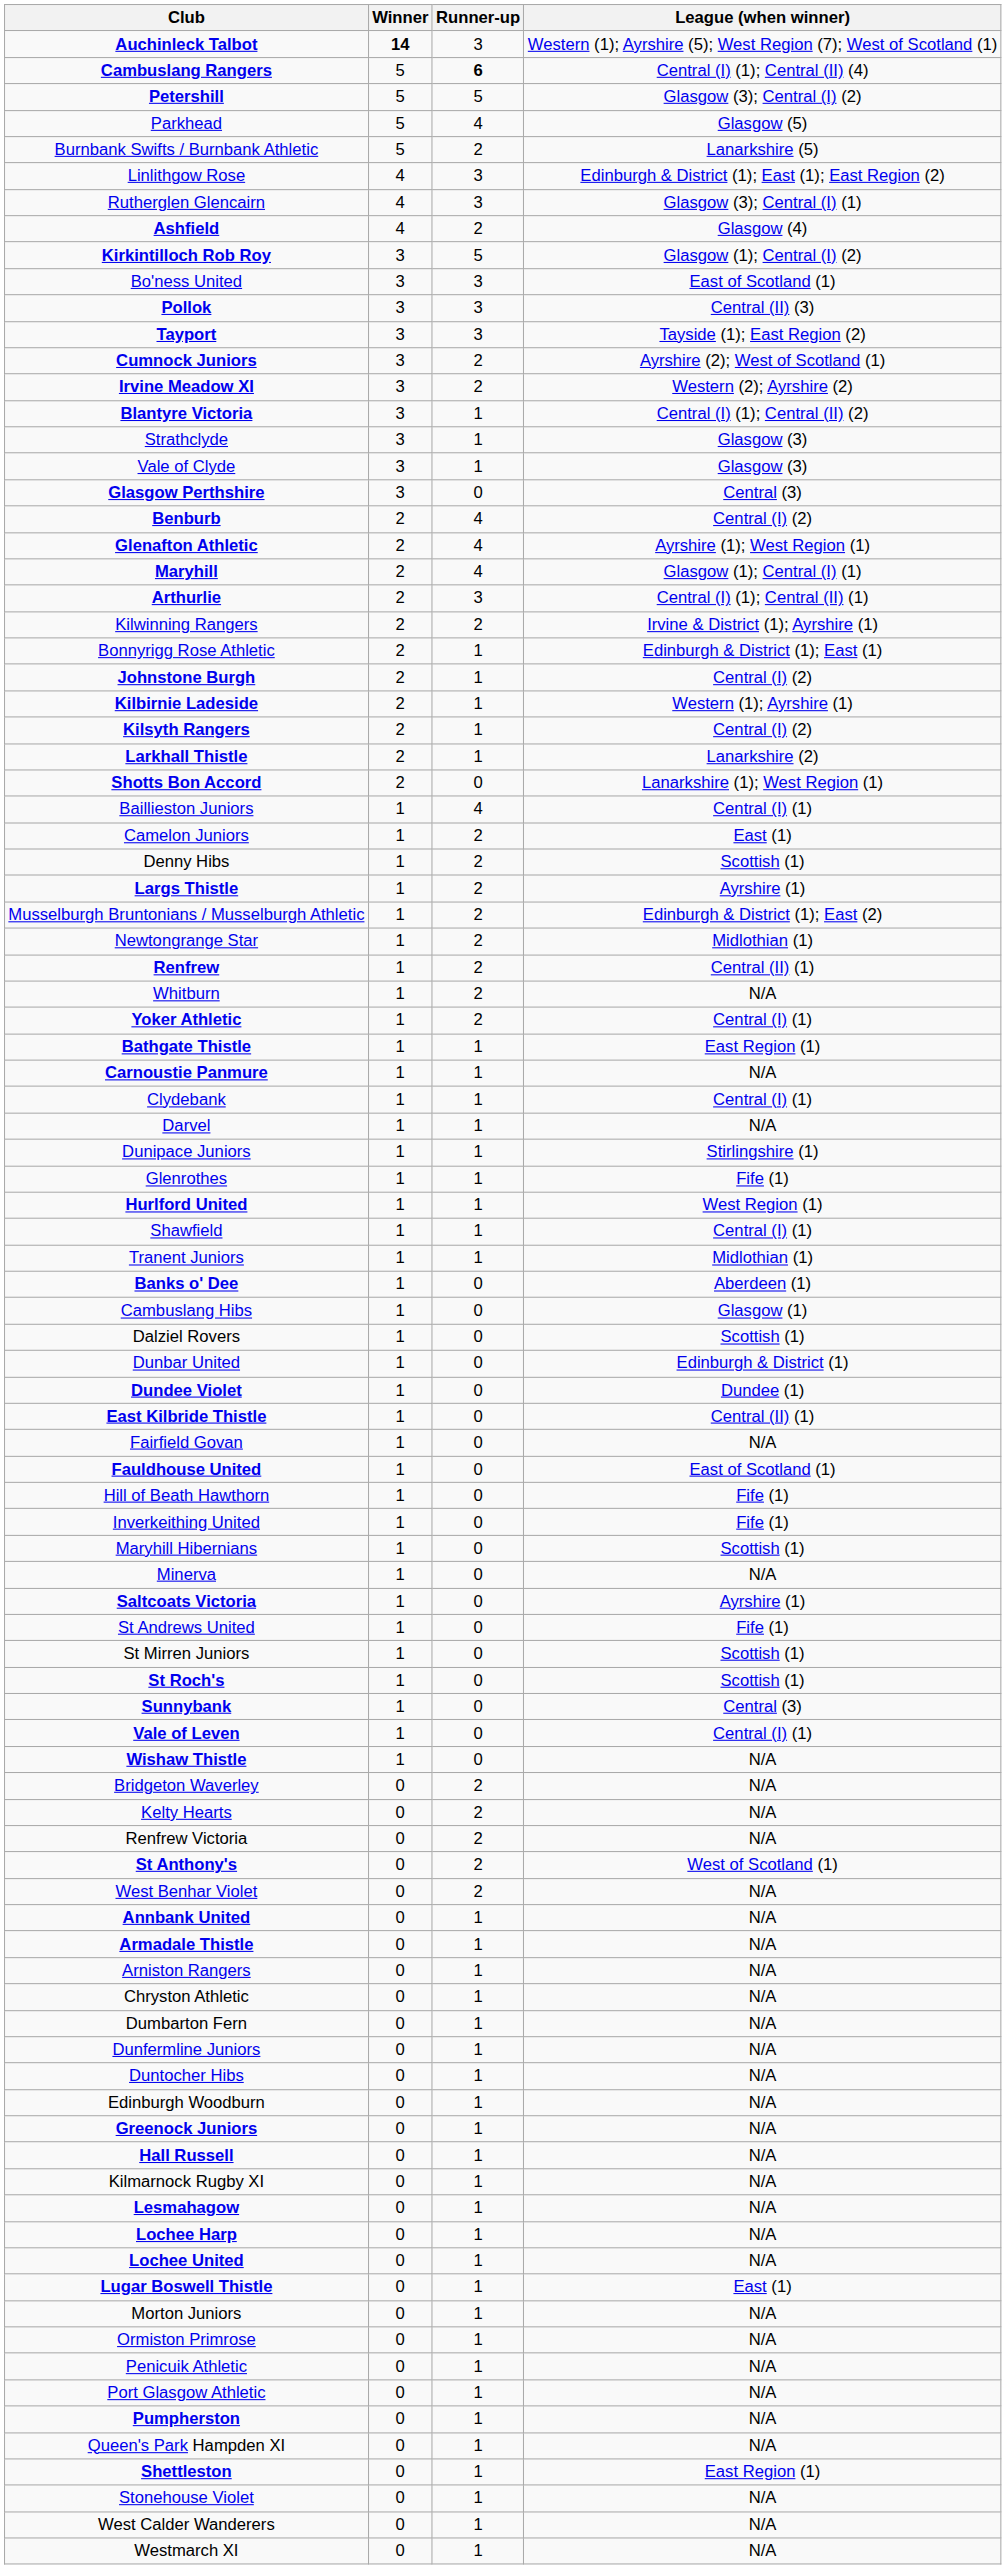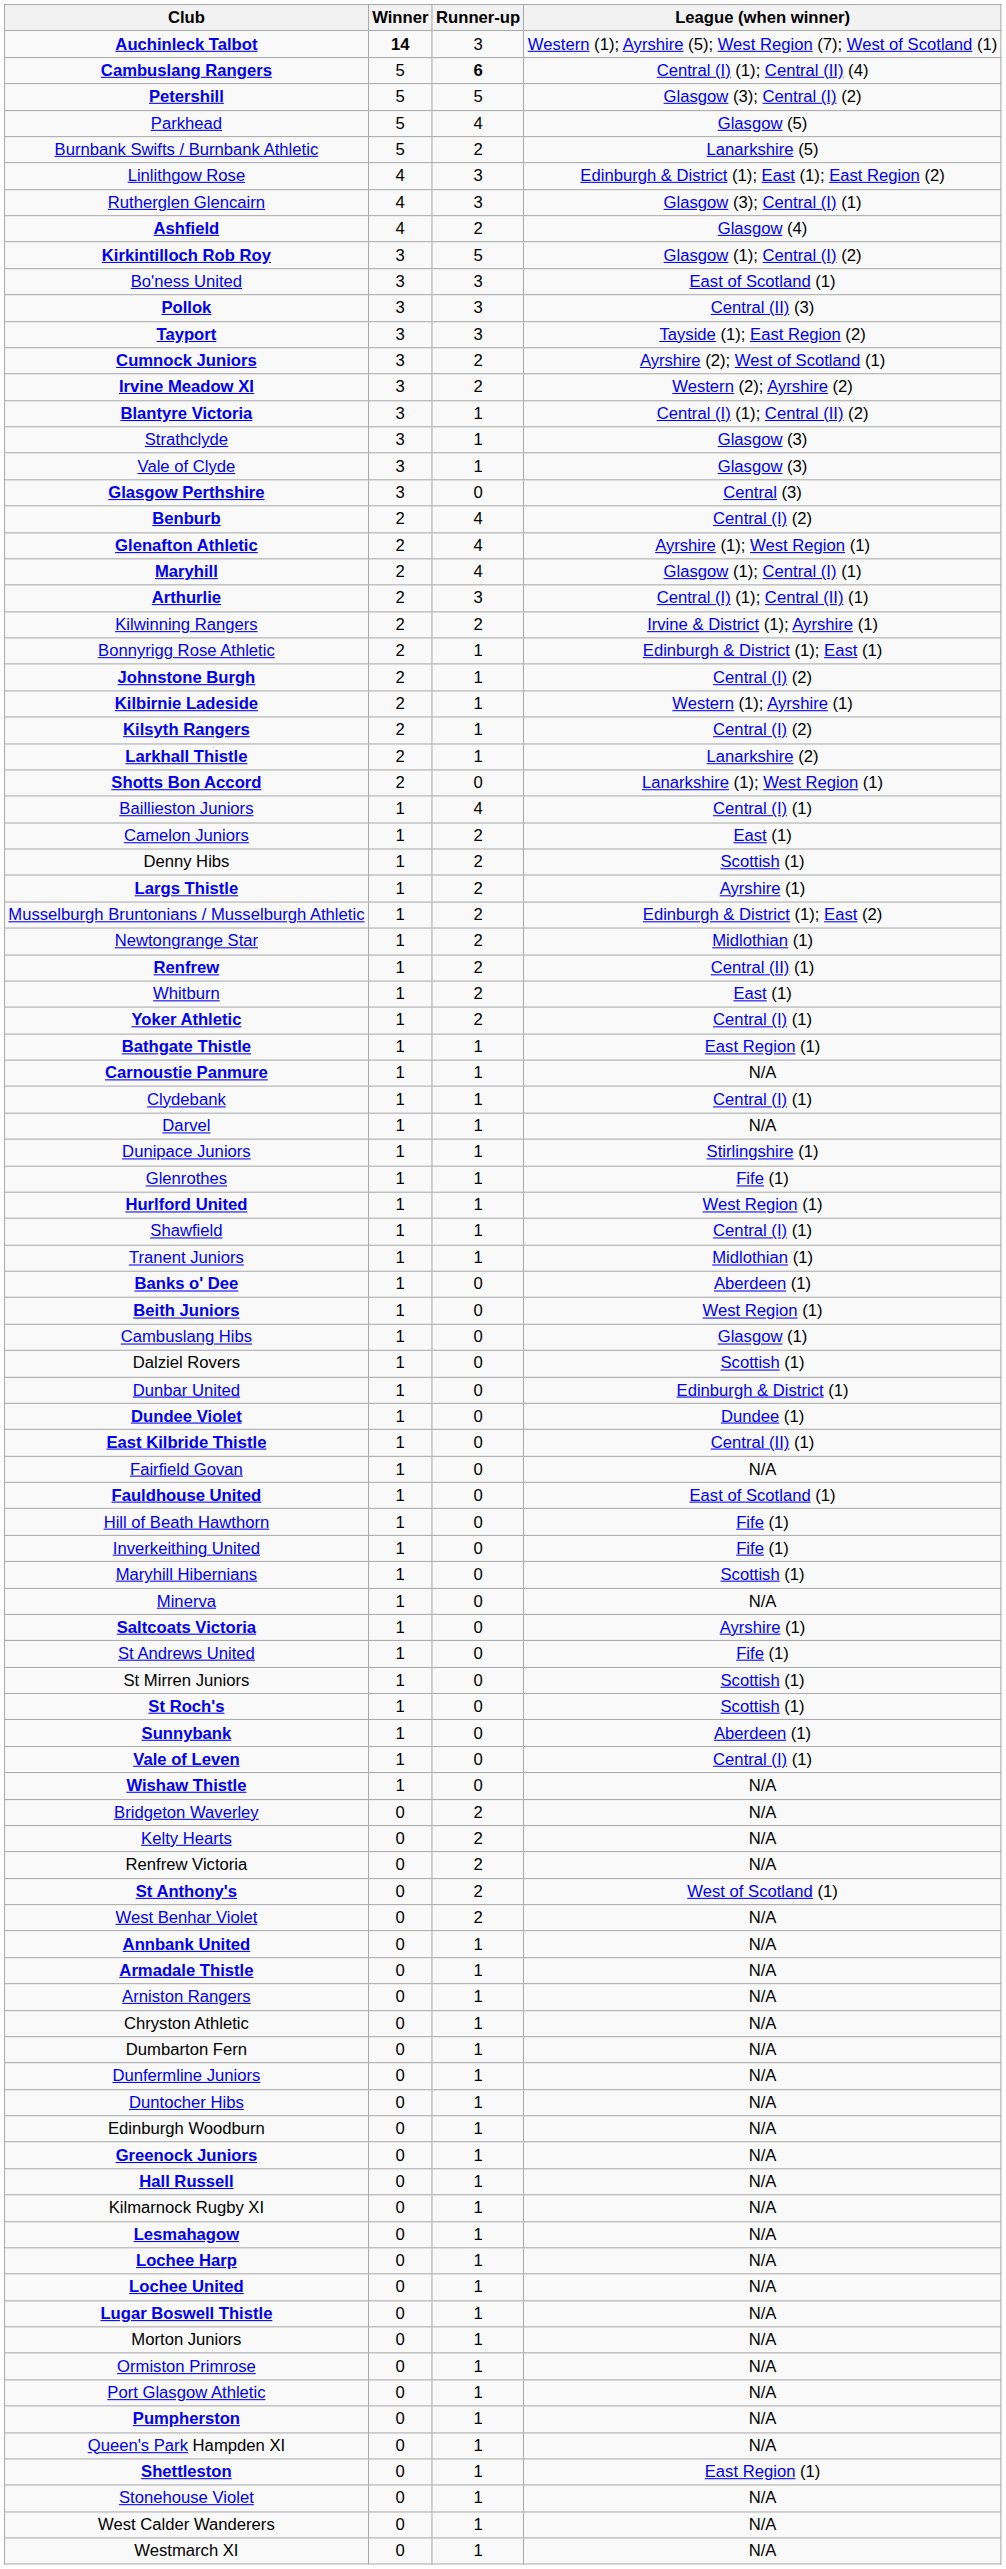(763, 994) N/A -> (763, 994) East (1)
+ row: (186, 1310)
(763, 1706) Central (3) -> (763, 1733) Aberdeen (1)
(763, 2287) East (1) -> (763, 2313) N/A
- row: (186, 2366)
